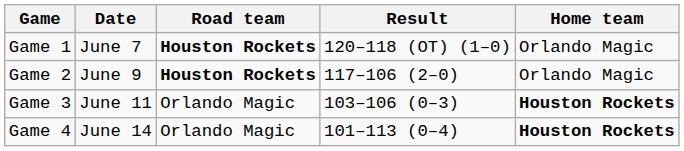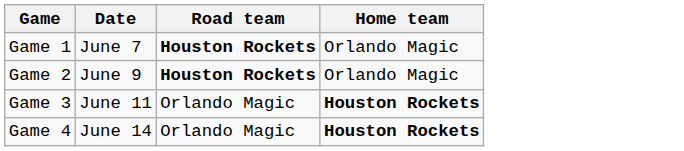- column: (417, 19)
